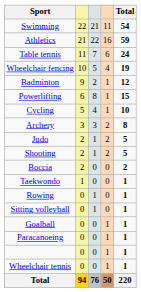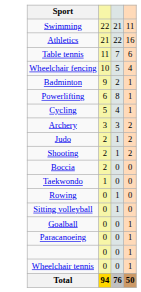- column: (125, 12)
